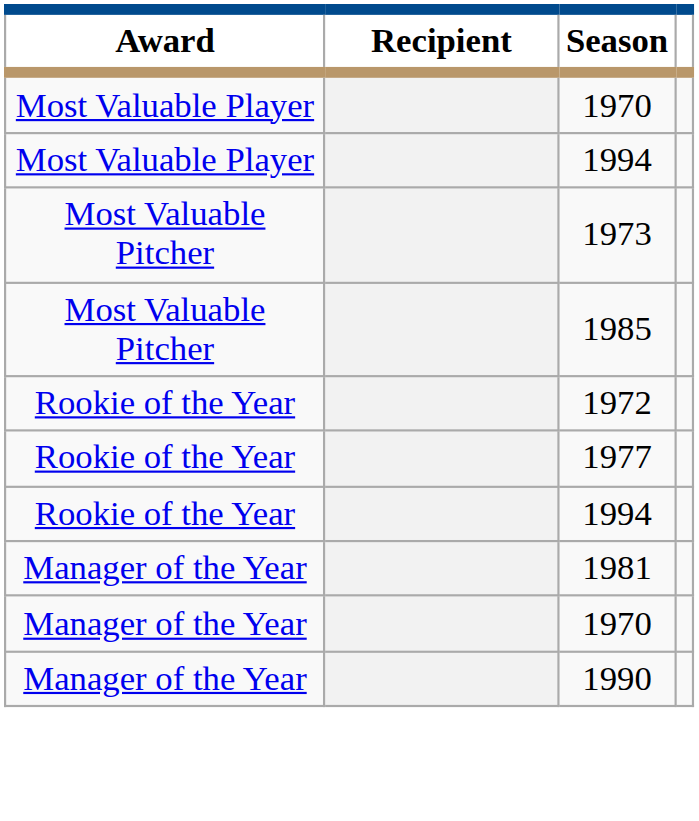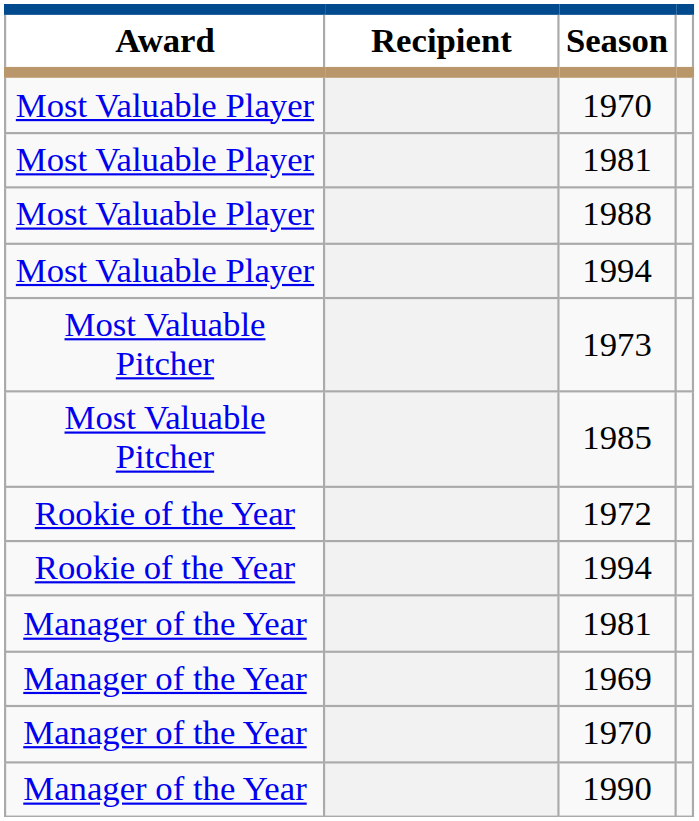+ row: (165, 159)
+ row: (165, 214)
- row: (165, 457)
+ row: (165, 678)
